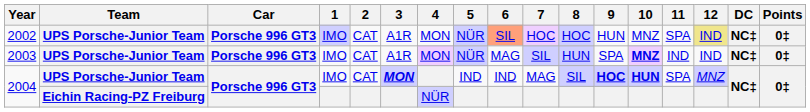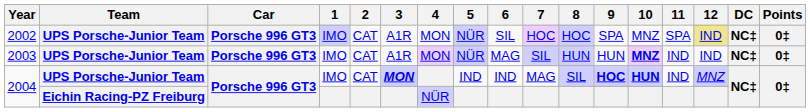(505, 36) lightsalmon background -> (505, 36) no background
(611, 36) HUN -> (611, 36) SPA
(611, 56) SPA -> (611, 56) HUN
(678, 77) SPA -> (678, 77) IND
